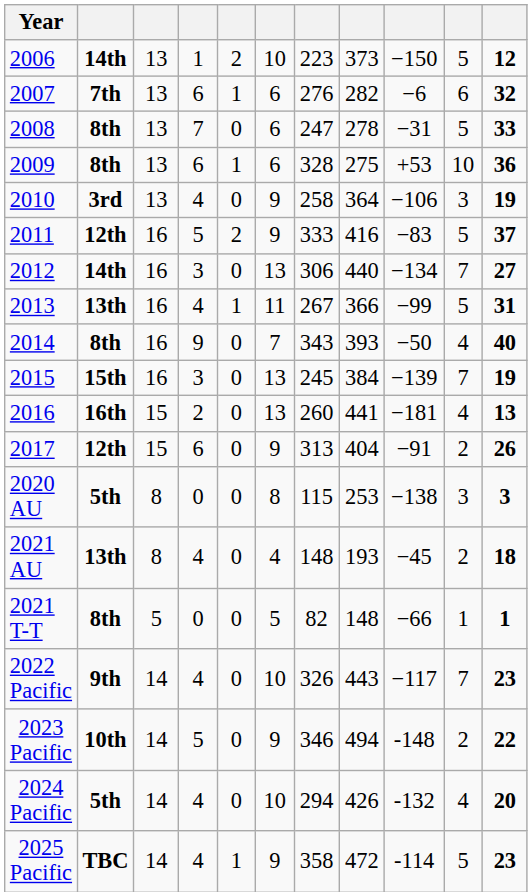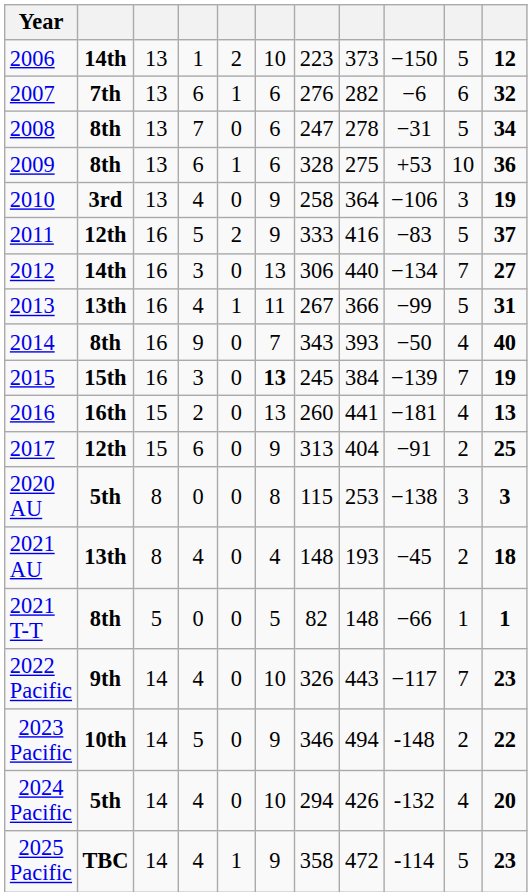(505, 128) 33 -> (505, 128) 34
(275, 377) normal -> (275, 377) bold
(505, 448) 26 -> (505, 448) 25
